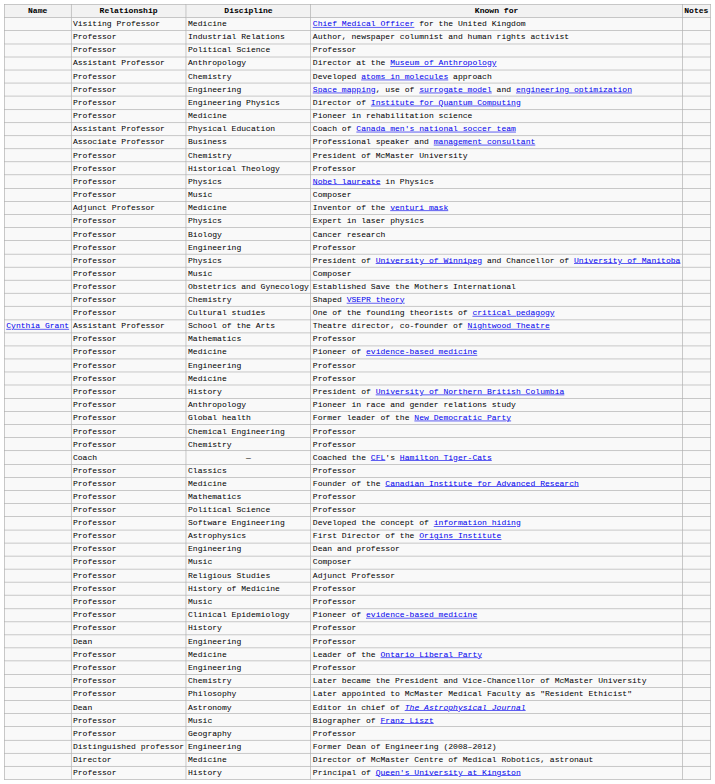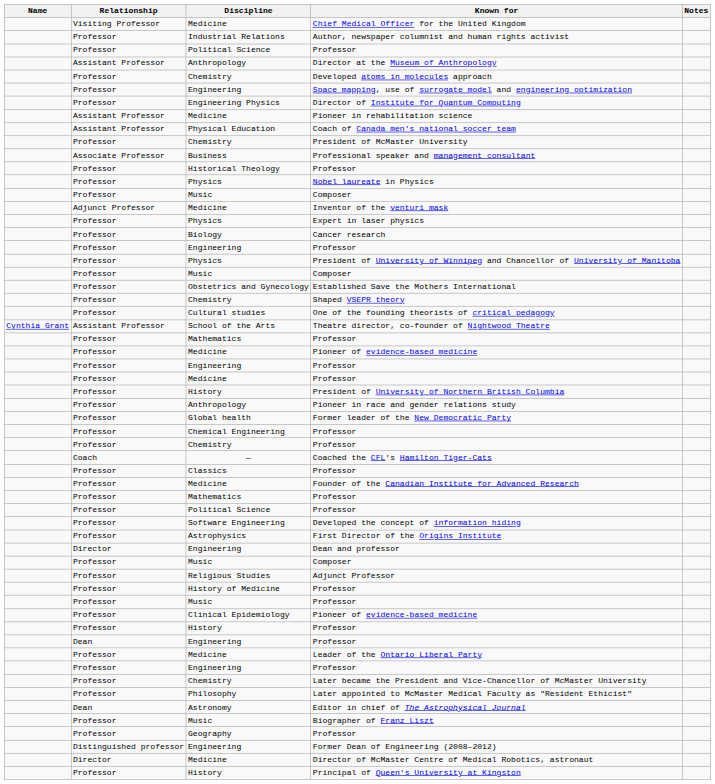(95, 116) Professor -> (119, 116) Assistant Professor
rows swapped: (207, 142) <-> (210, 155)
(95, 549) Professor -> (92, 549) Director
